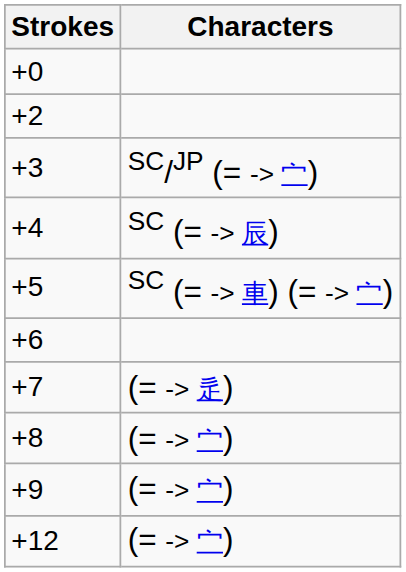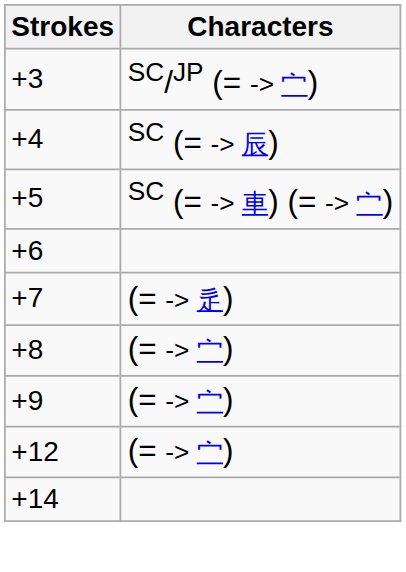- row: (27, 71)
- row: (27, 115)
+ row: (35, 499)
